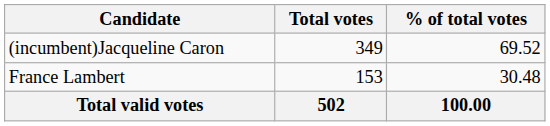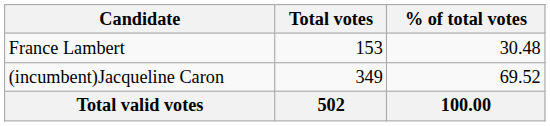rows swapped: (116, 47) <-> (67, 76)
